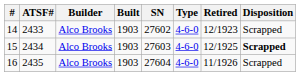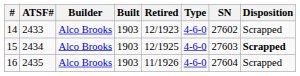columns swapped: (157, 12) <-> (221, 12)
